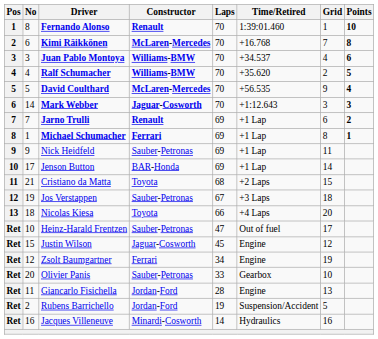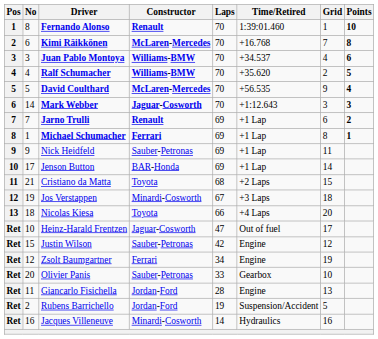(162, 197) Sauber-Petronas -> (167, 197) Minardi-Cosworth
(162, 228) Sauber-Petronas -> (164, 228) Jaguar-Cosworth
(164, 244) Jaguar-Cosworth -> (162, 244) Sauber-Petronas
(220, 244) 45 -> (220, 244) 42
